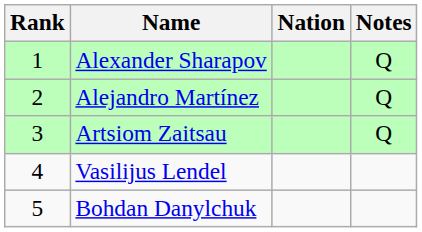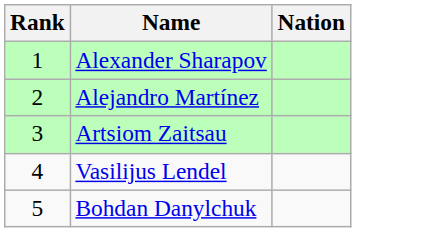- column: (384, 23)
